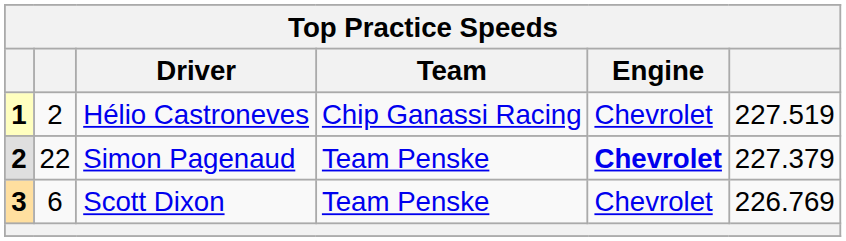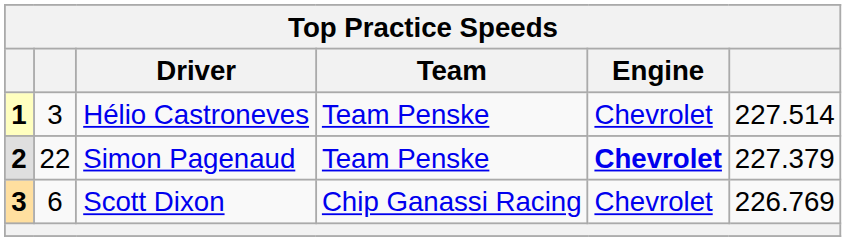(55, 115) 2 -> (55, 115) 3
(452, 115) Chip Ganassi Racing -> (406, 115) Team Penske
(785, 115) 227.519 -> (785, 115) 227.514
(406, 202) Team Penske -> (452, 202) Chip Ganassi Racing
